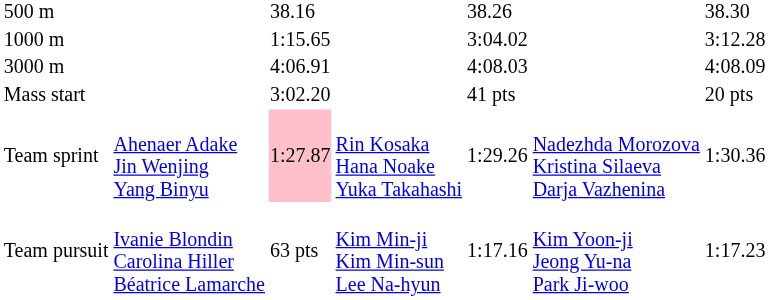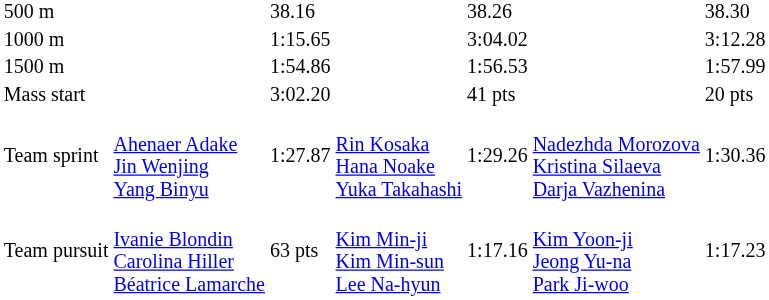+ row: (34, 66)
- row: (34, 66)
(300, 155) pink background -> (300, 155) no background
